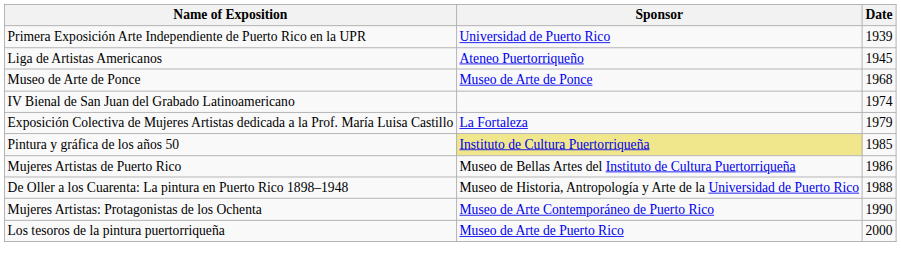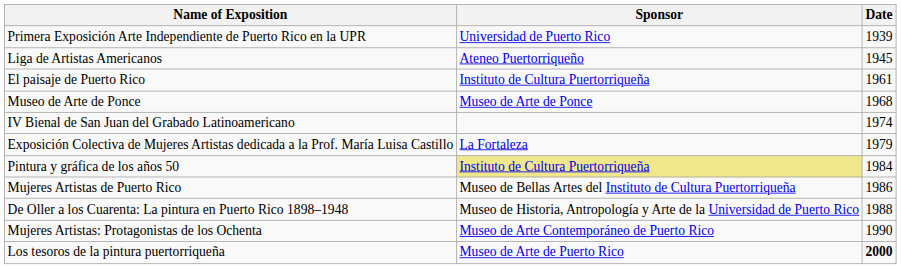+ row: (76, 79)
(879, 144) 1985 -> (879, 166) 1984
(879, 230) normal -> (879, 252) bold
